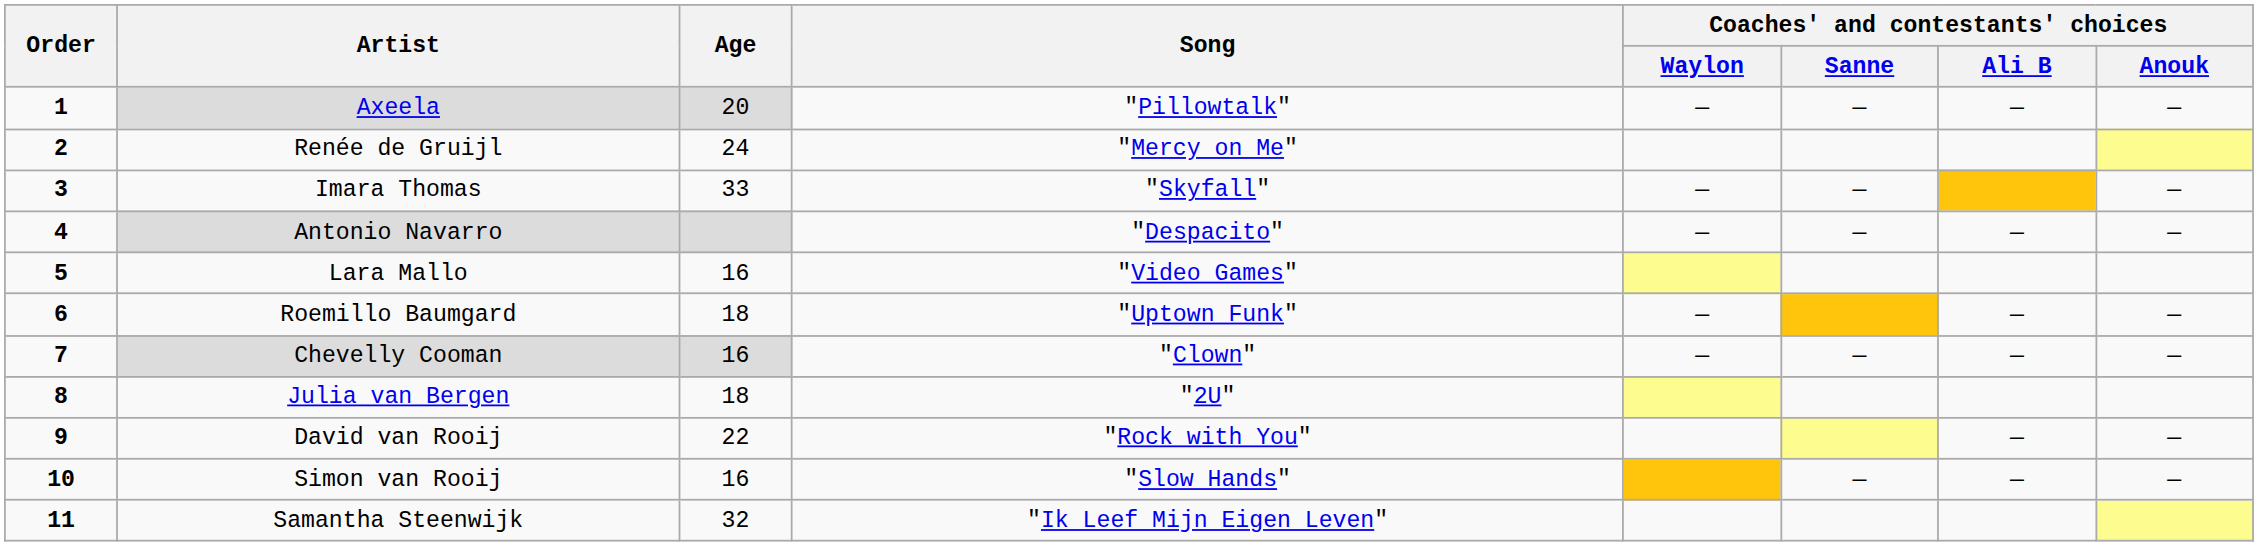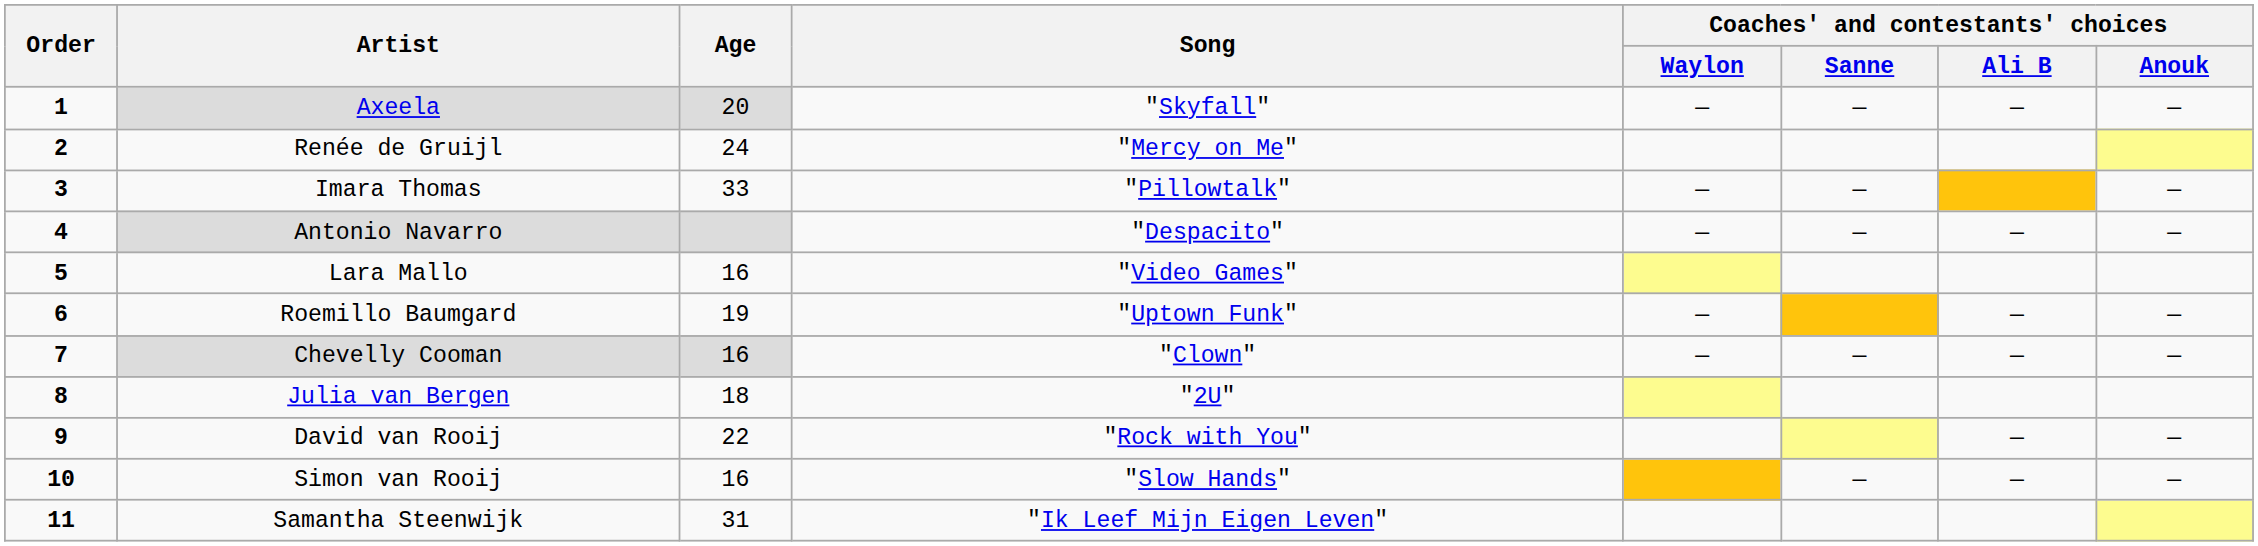(1208, 108) "Pillowtalk" -> (1208, 108) "Skyfall"
(1208, 191) "Skyfall" -> (1208, 191) "Pillowtalk"
(736, 314) 18 -> (736, 314) 19
(736, 521) 32 -> (736, 521) 31
